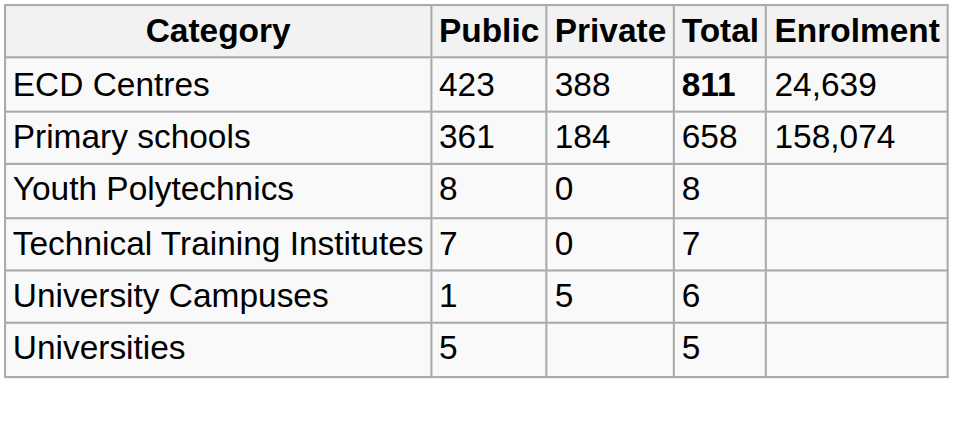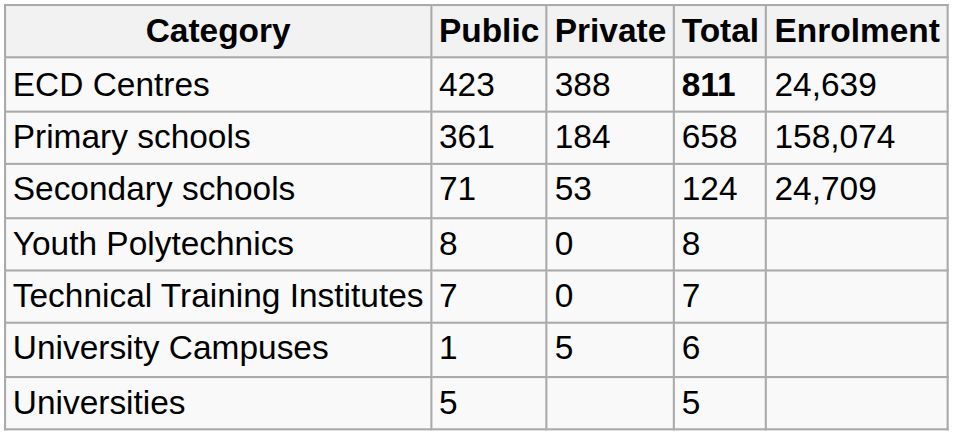+ row: (154, 190)
